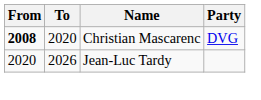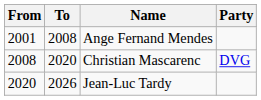+ row: (148, 38)
(22, 38) bold -> (22, 60) normal
